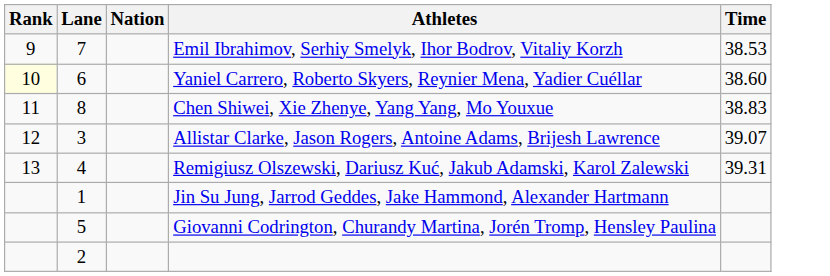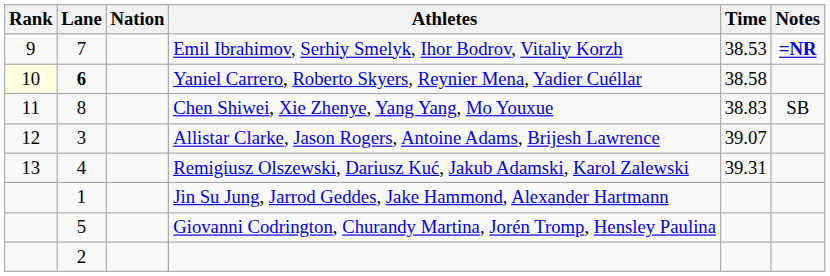+ column: (798, 19)
(82, 78) normal -> (82, 78) bold
(746, 78) 38.60 -> (746, 78) 38.58
